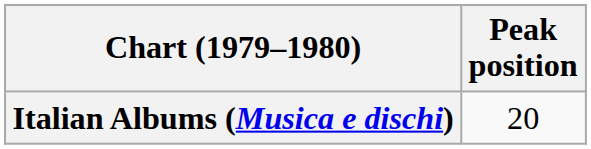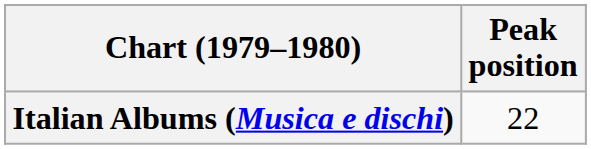(523, 117) 20 -> (523, 117) 22
